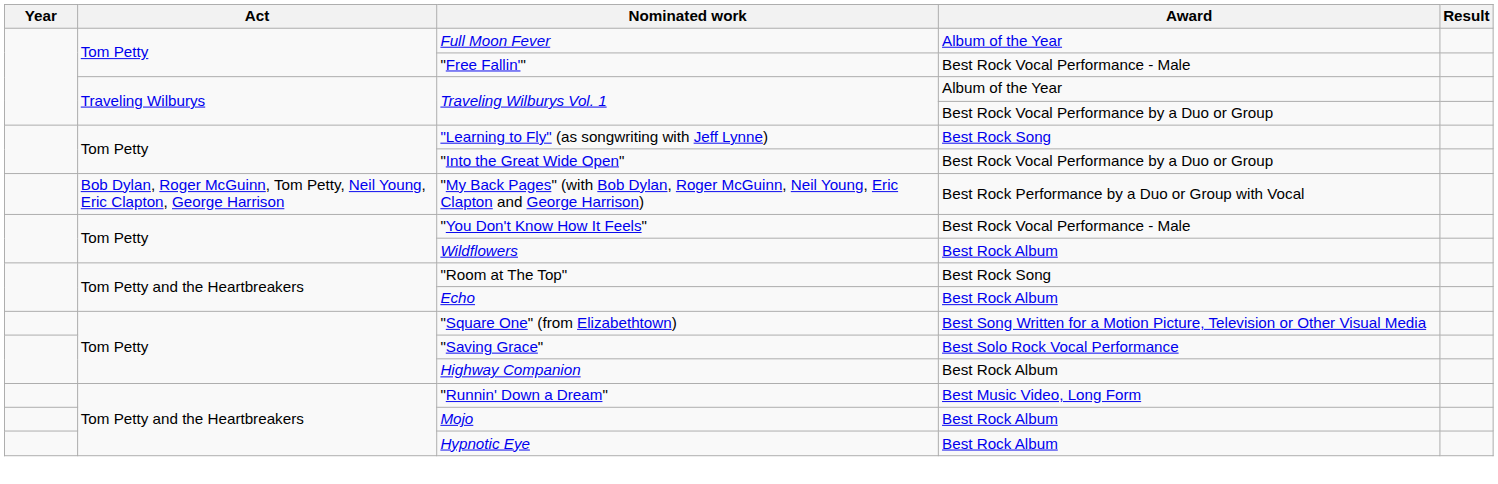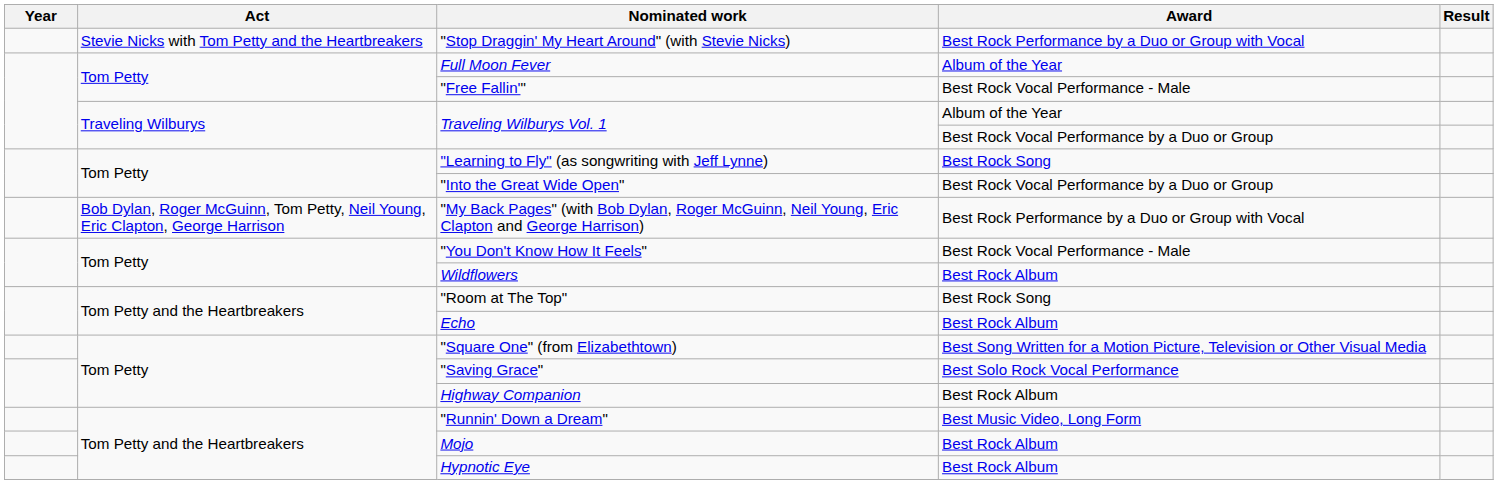+ row: (615, 40)
